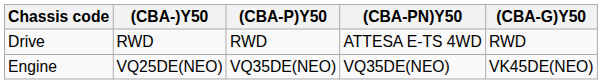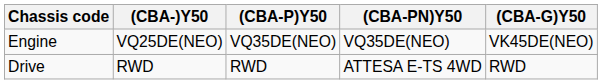rows swapped: (33, 66) <-> (26, 41)
